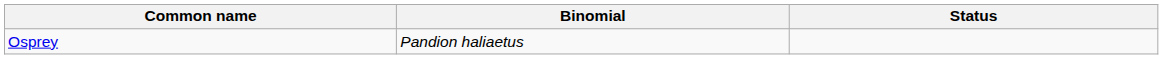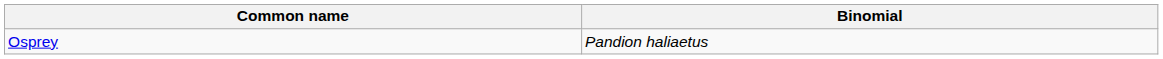- column: (974, 16)
